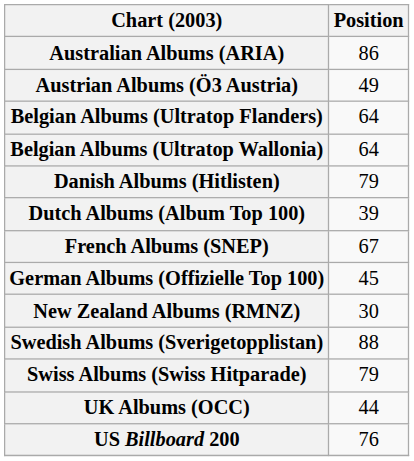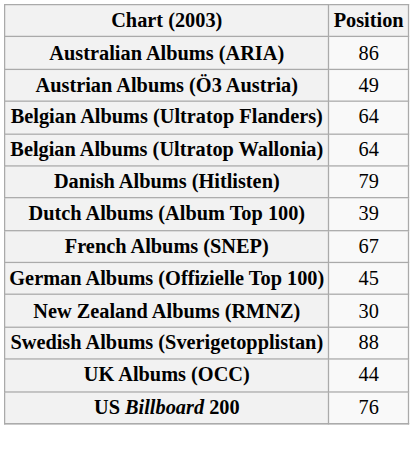- row: (167, 375)
